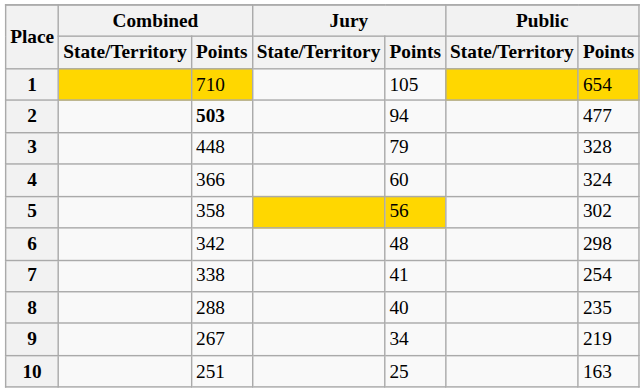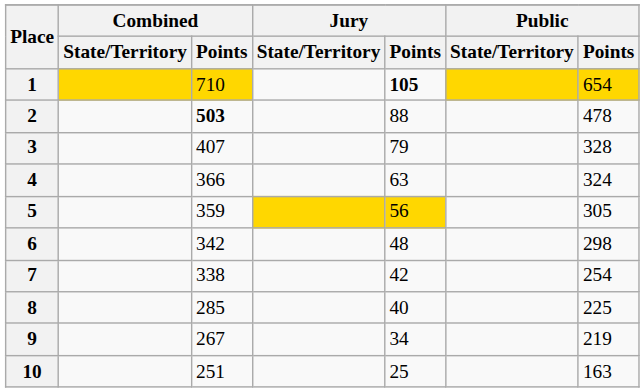(404, 84) normal -> (404, 84) bold
(399, 116) 94 -> (399, 116) 88
(597, 116) 477 -> (597, 116) 478
(211, 148) 448 -> (211, 148) 407
(399, 179) 60 -> (399, 179) 63
(211, 211) 358 -> (211, 211) 359
(597, 211) 302 -> (597, 211) 305
(399, 275) 41 -> (399, 275) 42
(211, 307) 288 -> (211, 307) 285
(597, 307) 235 -> (597, 307) 225
